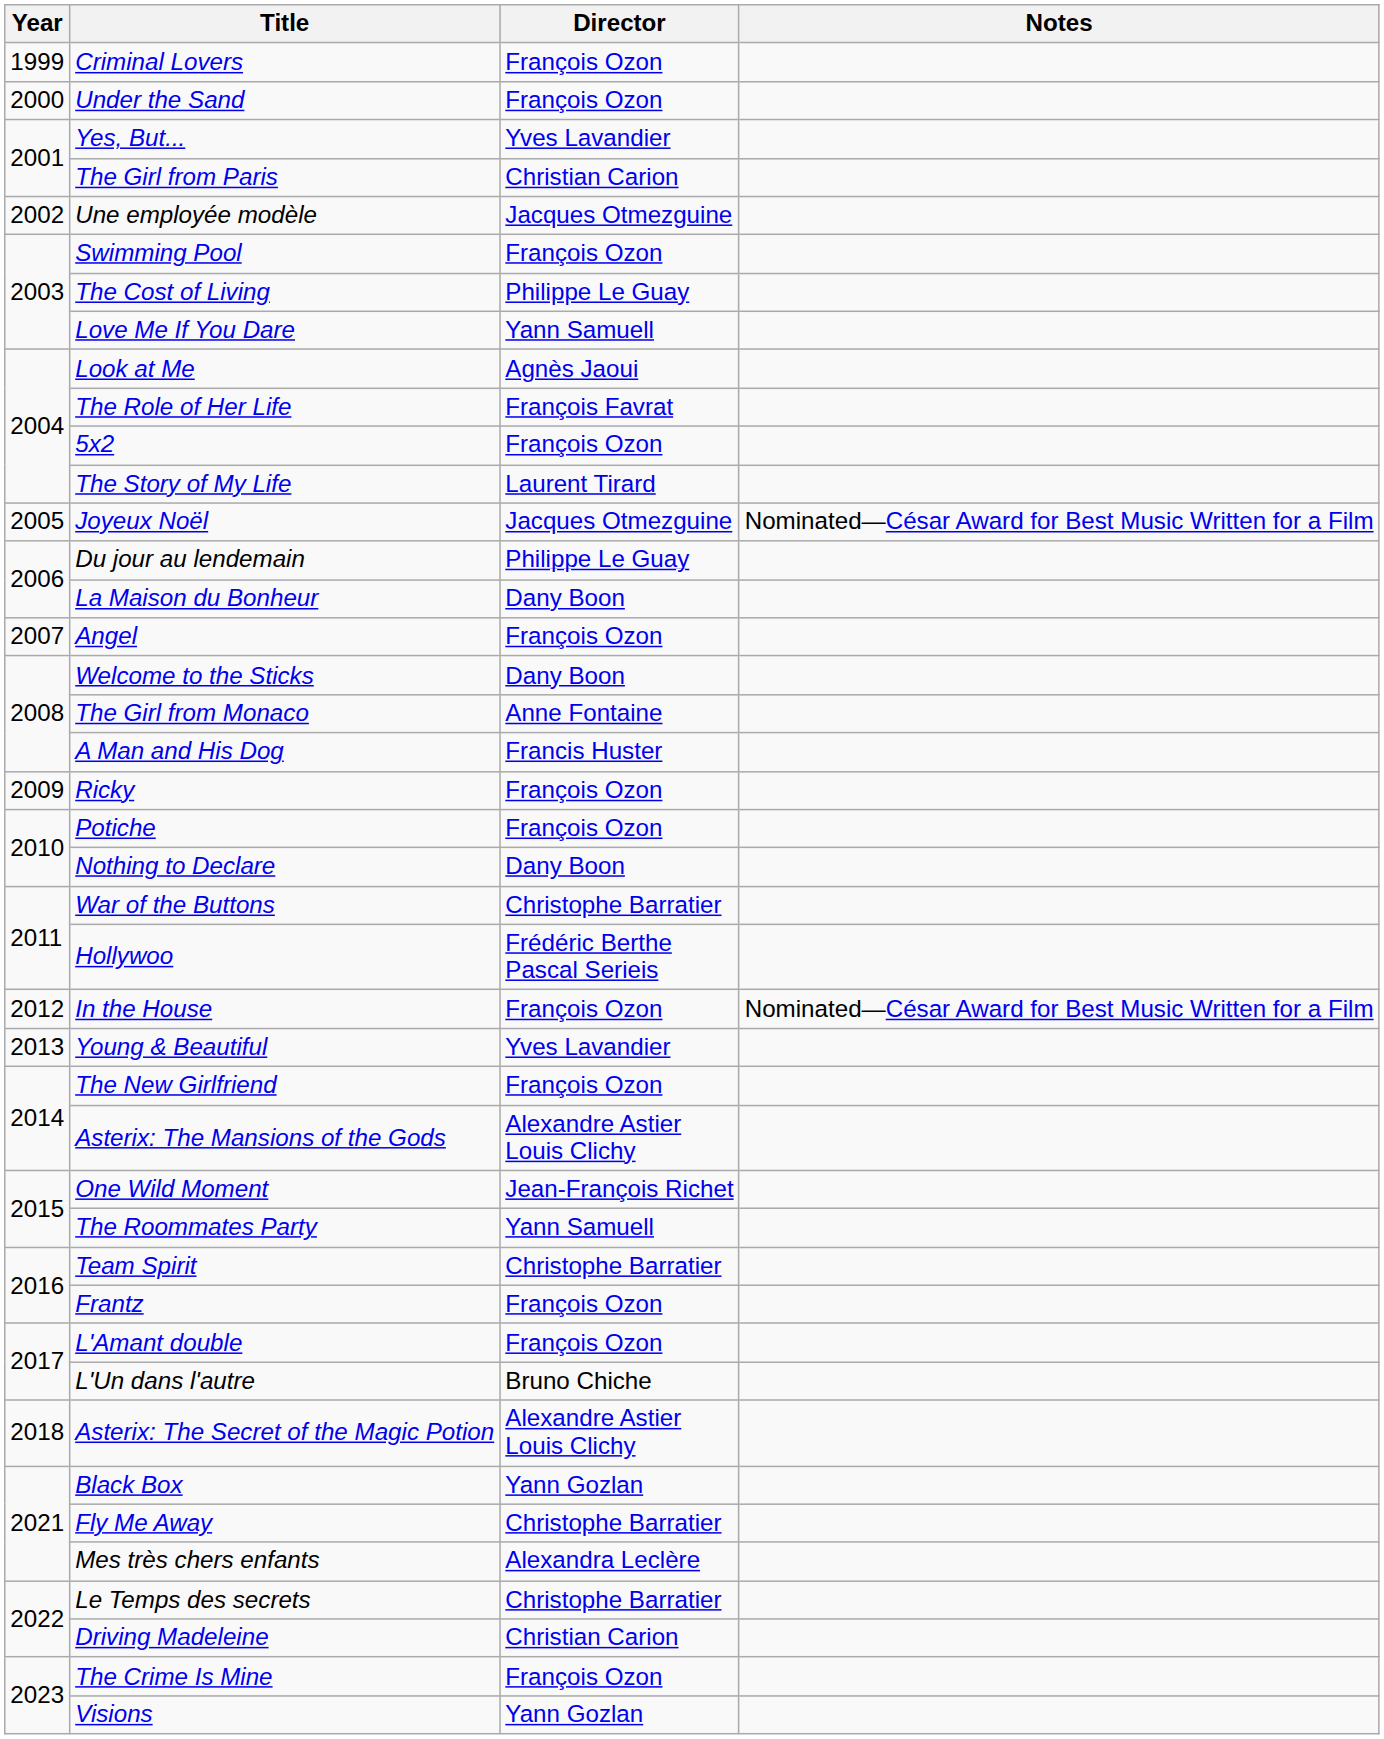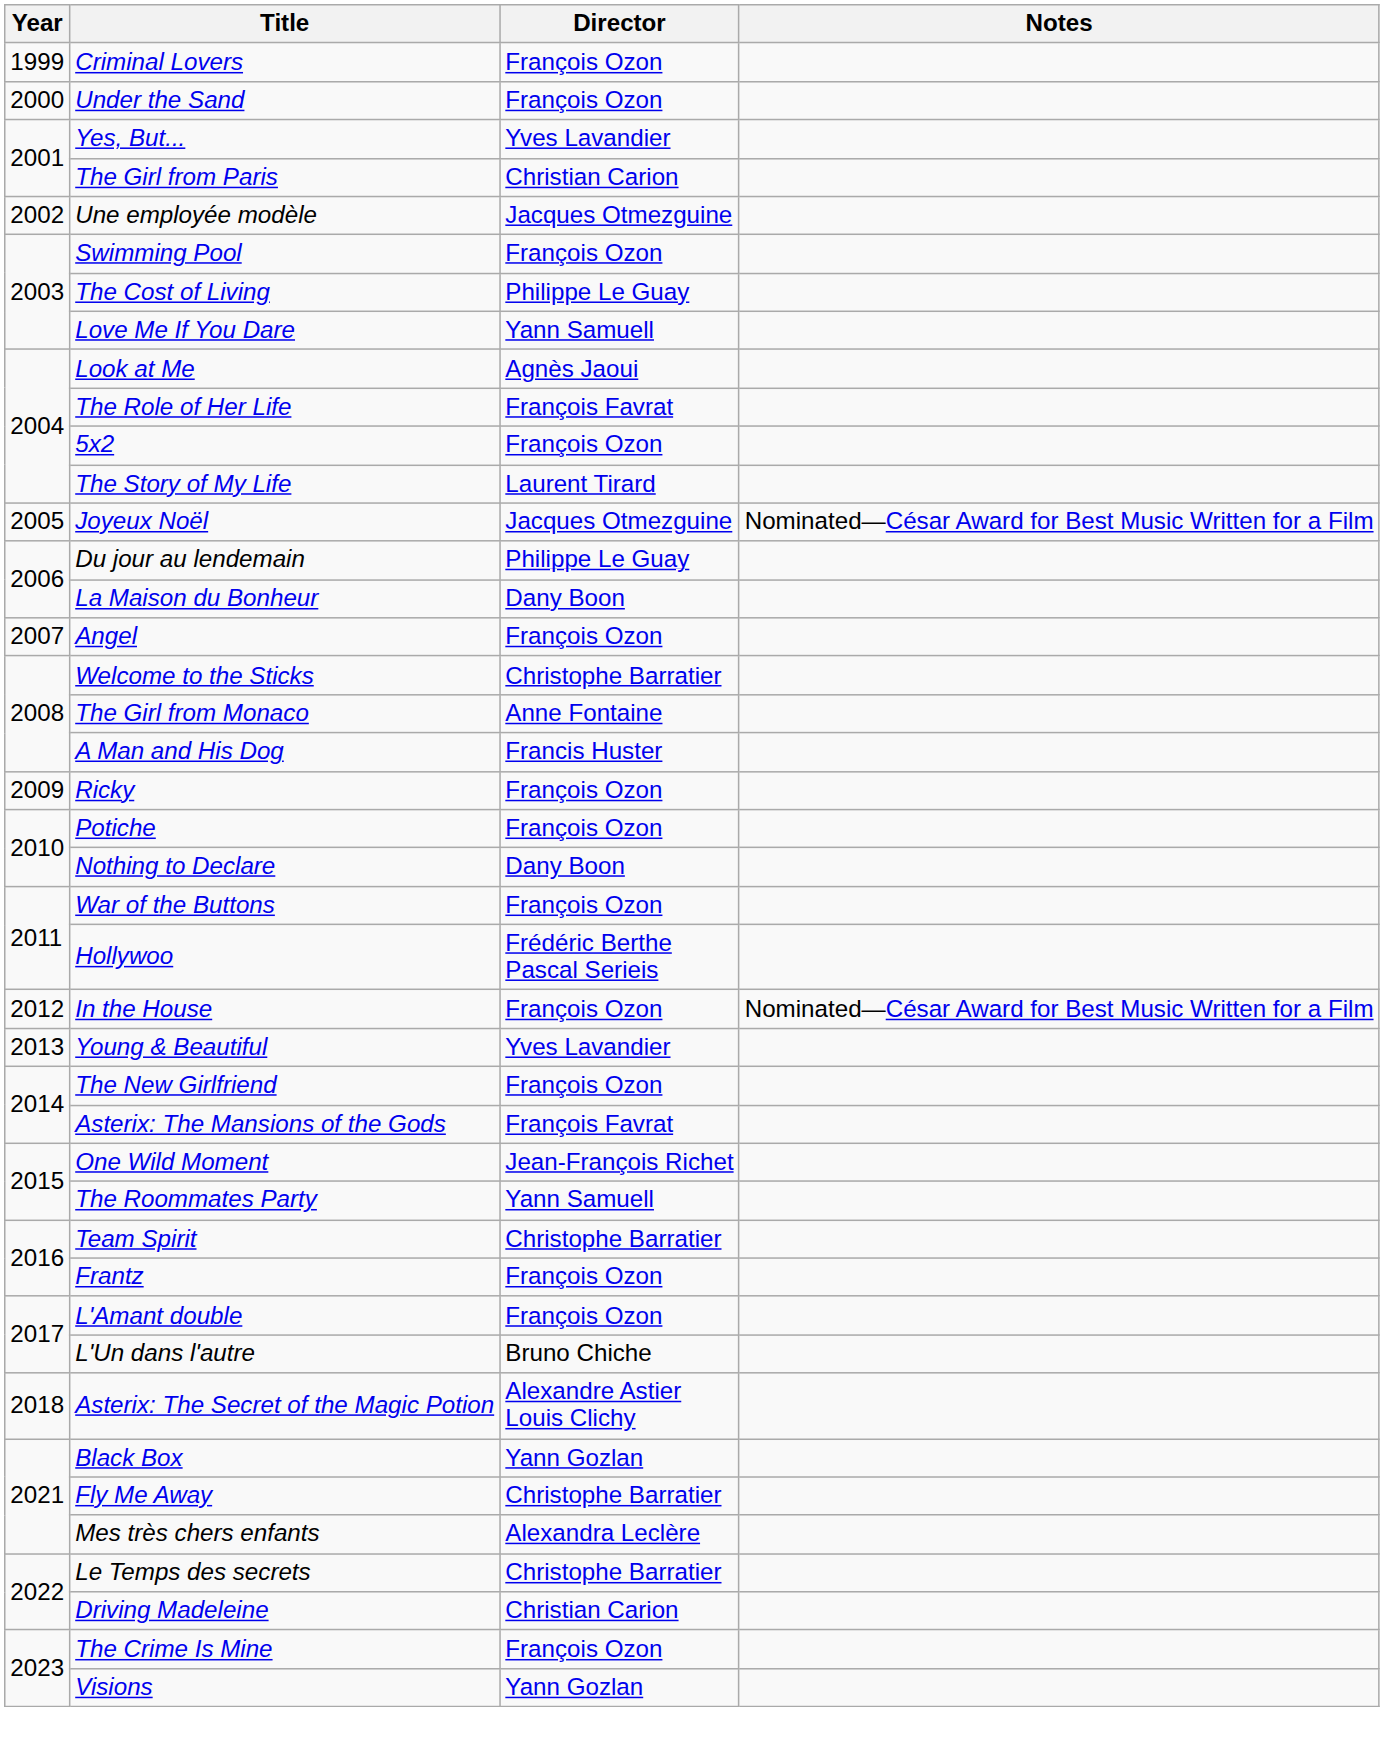(565, 675) Dany Boon -> (613, 675) Christophe Barratier
(613, 904) Christophe Barratier -> (584, 904) François Ozon
(593, 1137) Alexandre Astier Louis Clichy -> (589, 1123) François Favrat
